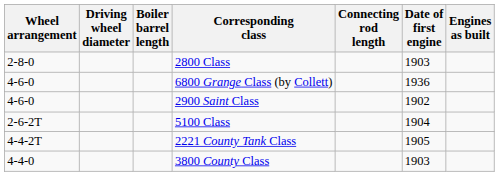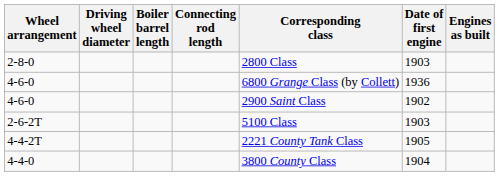columns swapped: (369, 28) <-> (254, 28)
(417, 121) 1904 -> (417, 121) 1903
(417, 161) 1903 -> (417, 161) 1904
